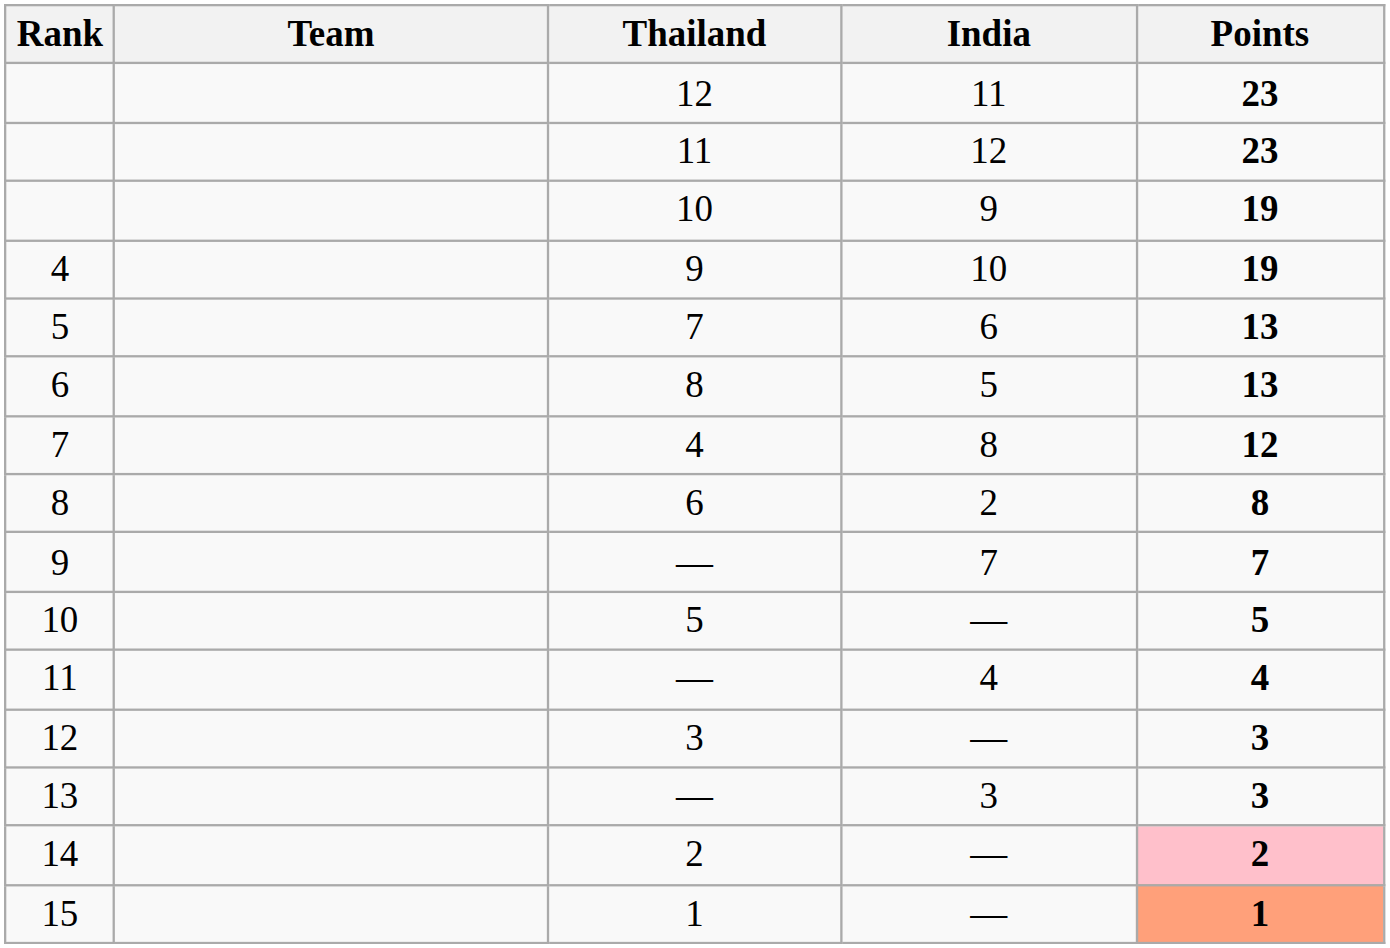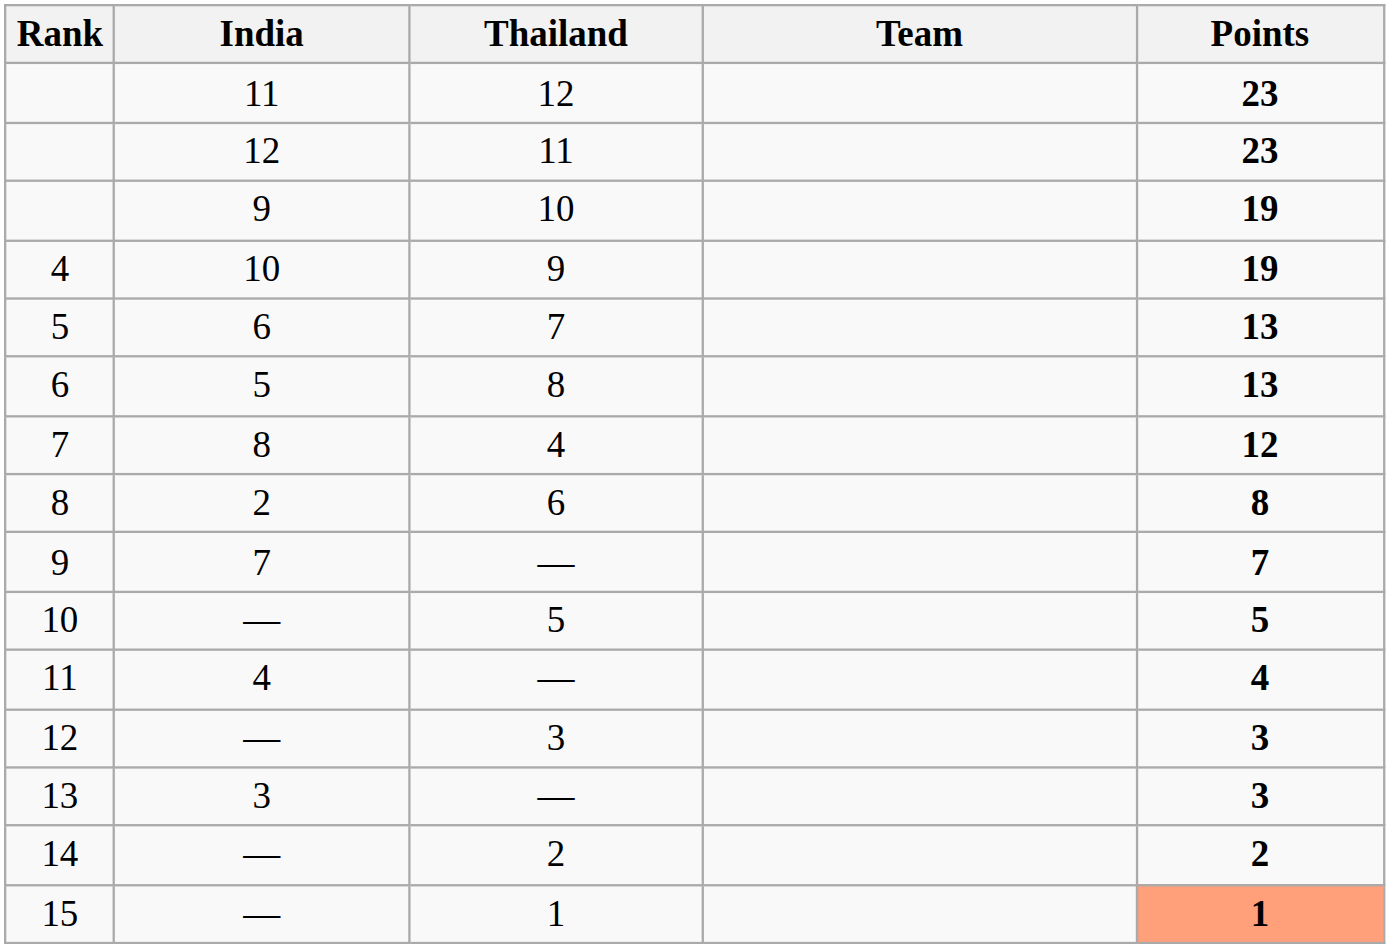columns swapped: (331, 33) <-> (989, 33)
(1260, 854) pink background -> (1260, 854) no background
